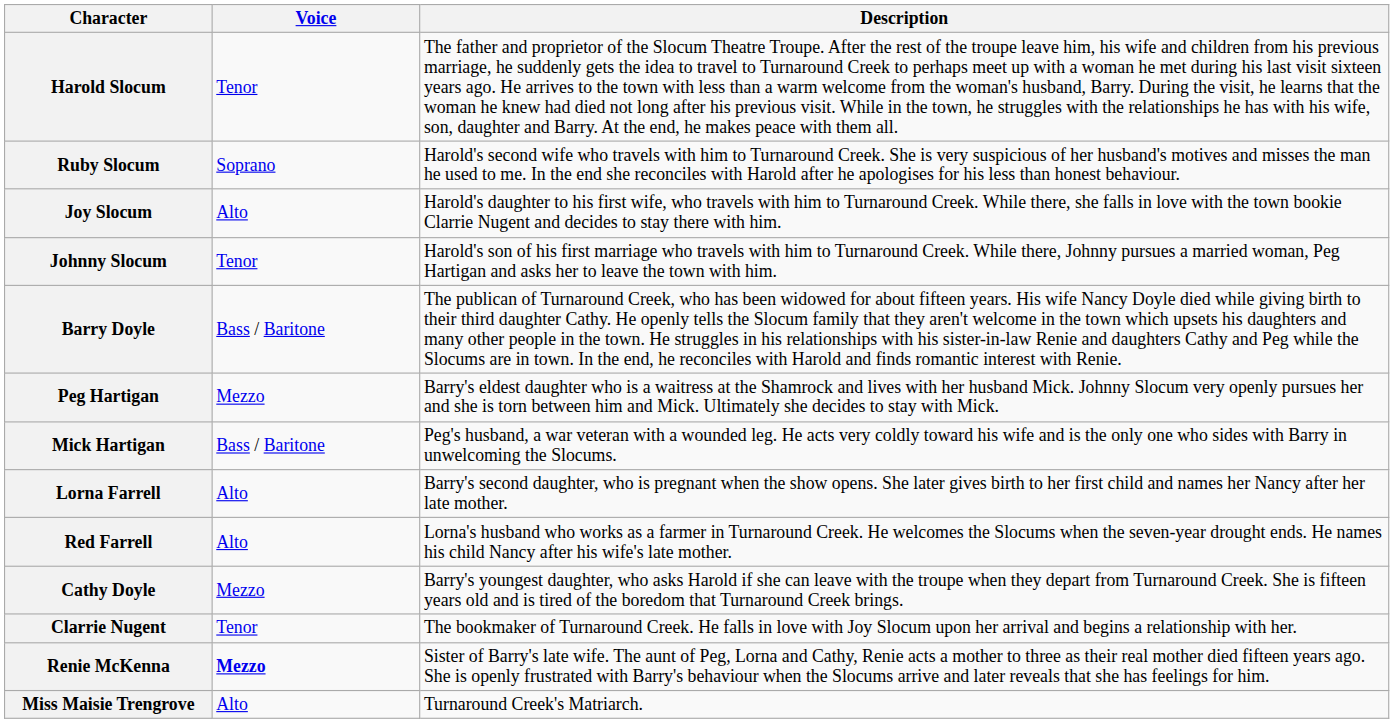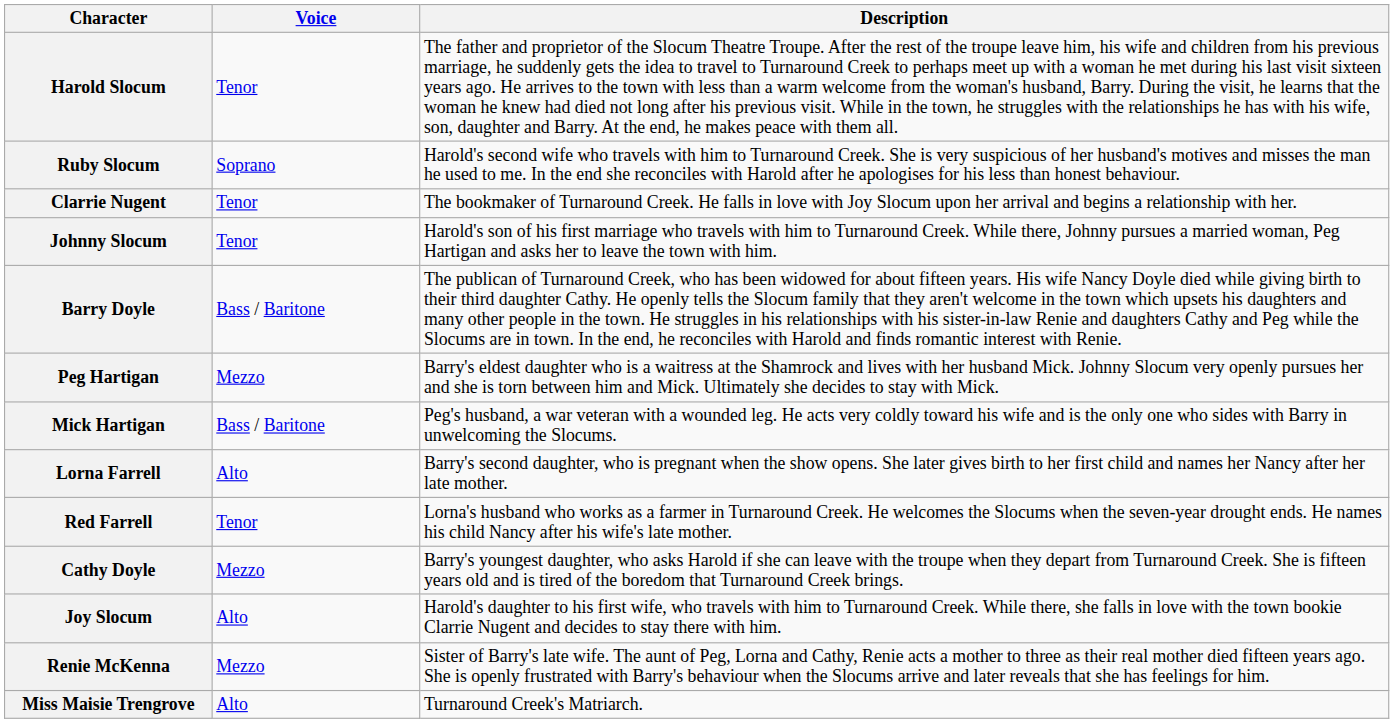rows swapped: (108, 212) <-> (108, 628)
(232, 541) Alto -> (237, 521) Tenor
(241, 666) bold -> (240, 666) normal
